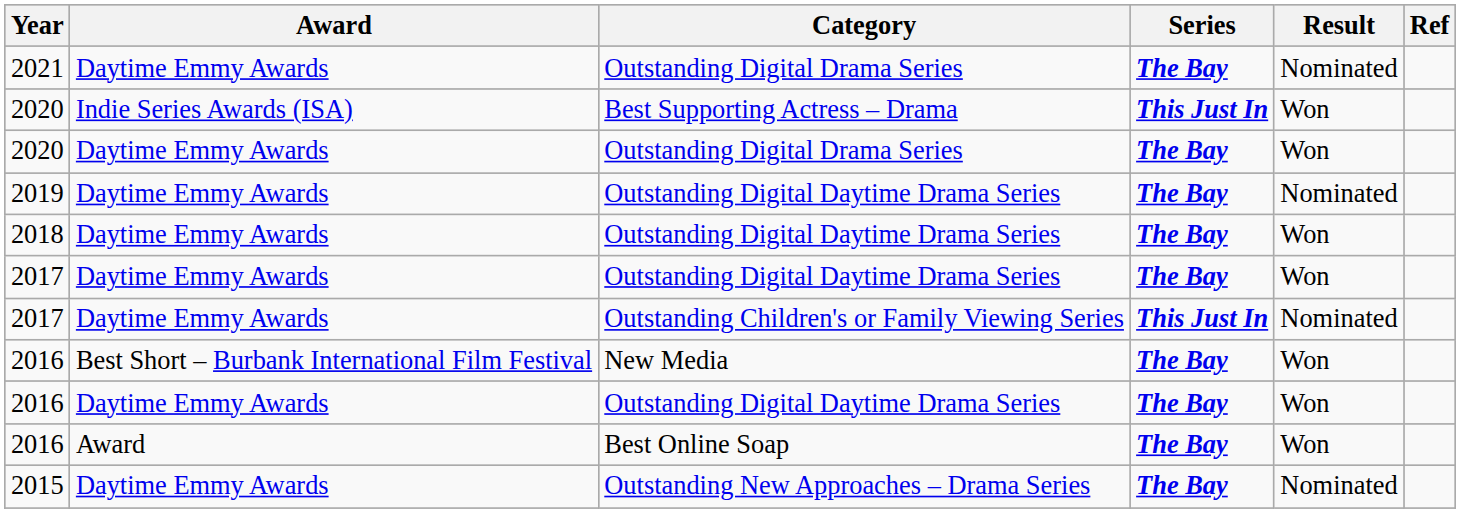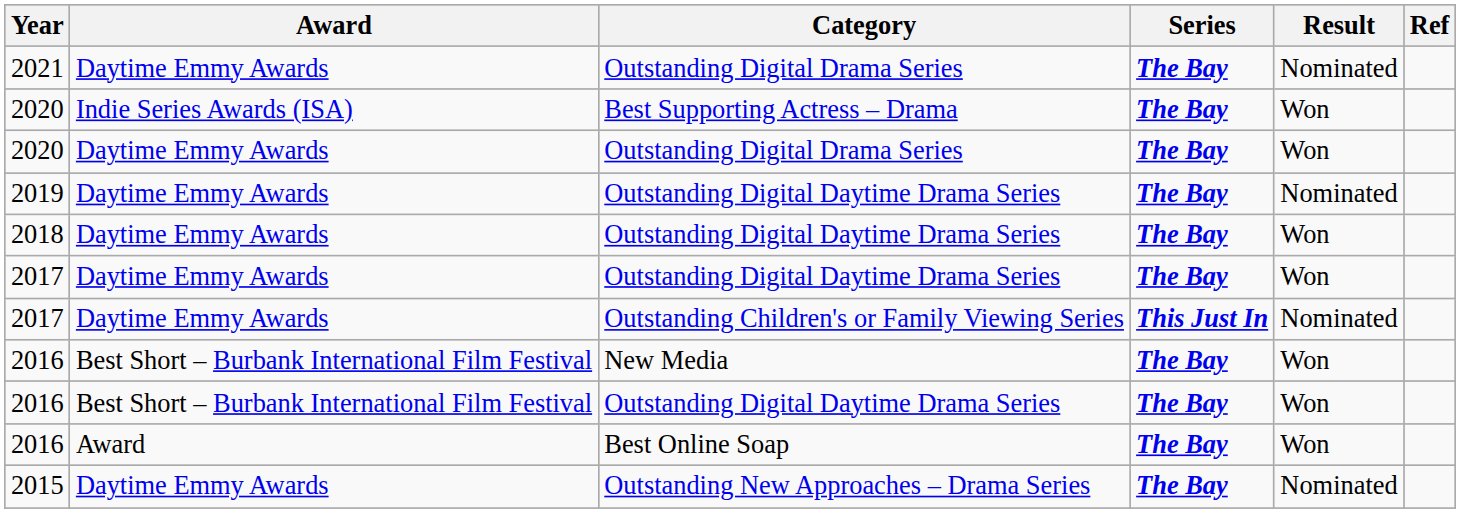(1202, 109) This Just In -> (1182, 109) The Bay
(202, 402) Daytime Emmy Awards -> (334, 402) Best Short – Burbank International Film Festival
